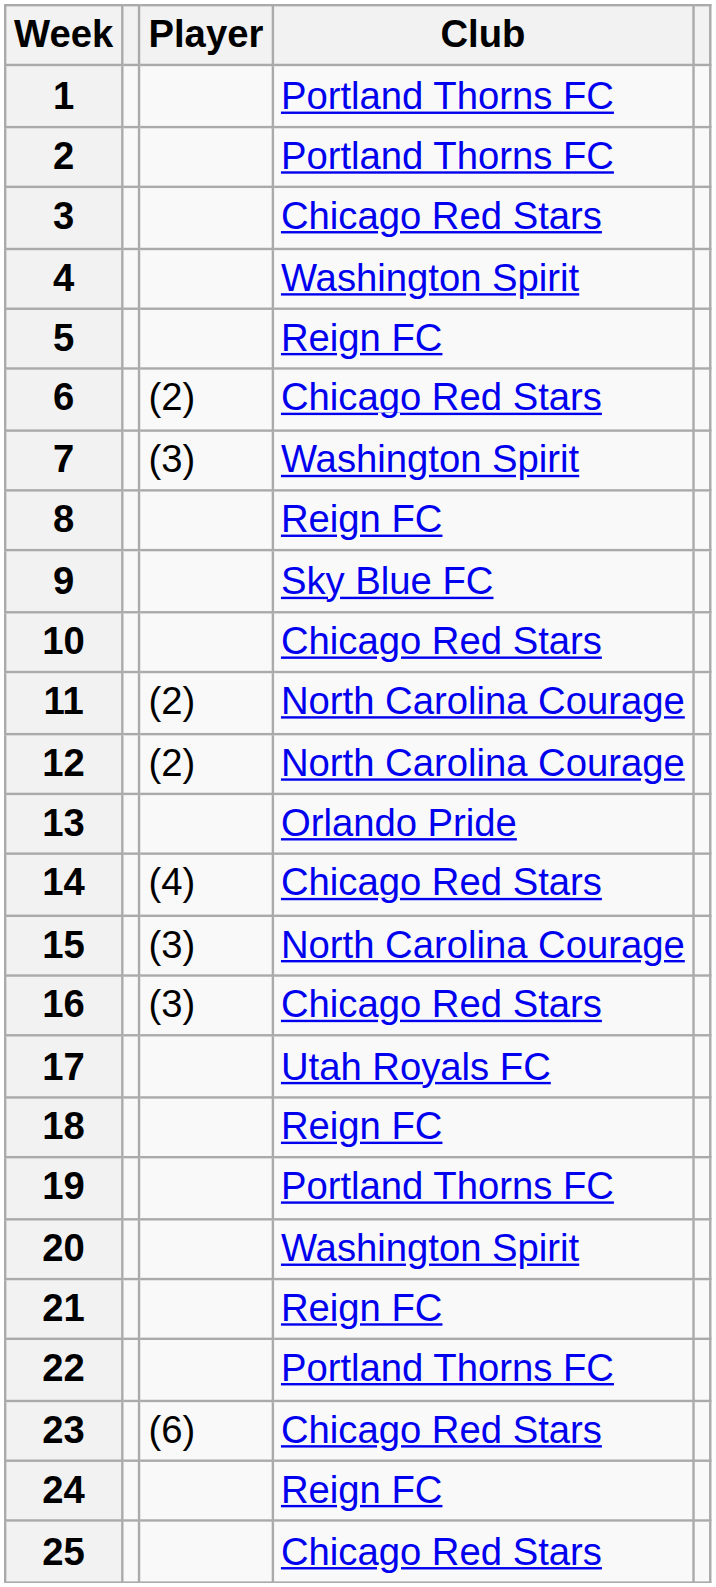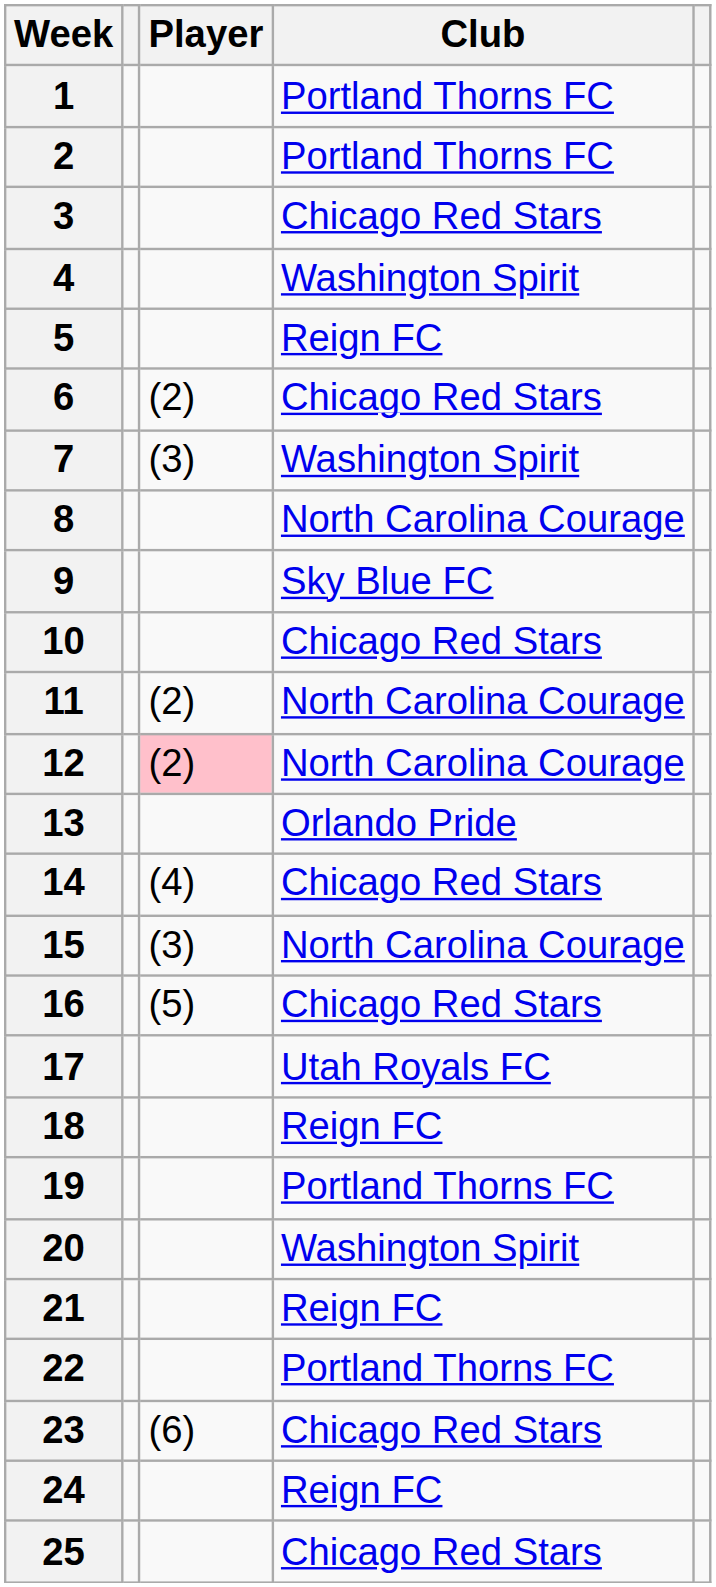(362, 519) Reign FC -> (483, 519) North Carolina Courage
(172, 762) no background -> (172, 762) pink background
(172, 1005) (3) -> (172, 1005) (5)
